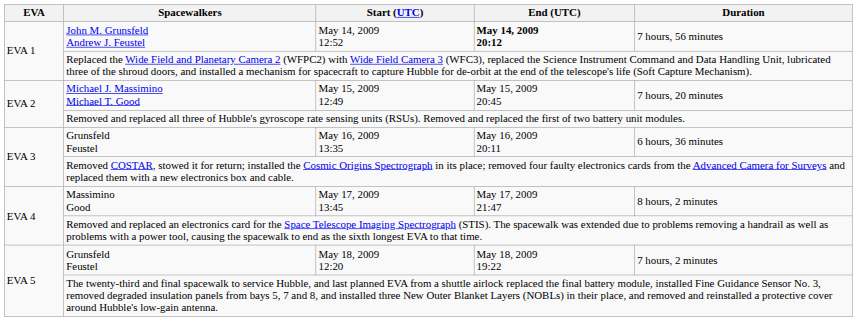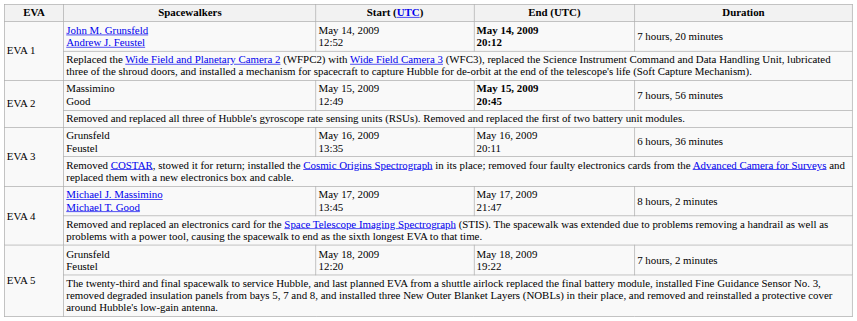(680, 36) 7 hours, 56 minutes -> (680, 36) 7 hours, 20 minutes
(114, 95) Michael J. Massimino Michael T. Good -> (90, 95) Massimino Good
(507, 95) normal -> (508, 95) bold
(680, 95) 7 hours, 20 minutes -> (680, 95) 7 hours, 56 minutes
(90, 201) Massimino Good -> (114, 201) Michael J. Massimino Michael T. Good
